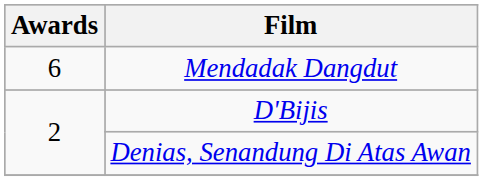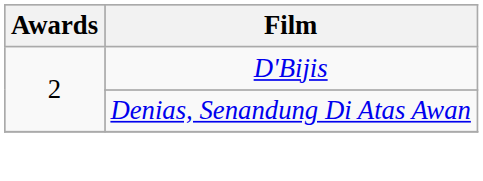- row: (291, 68)
